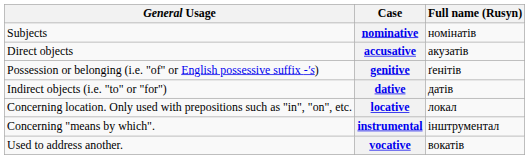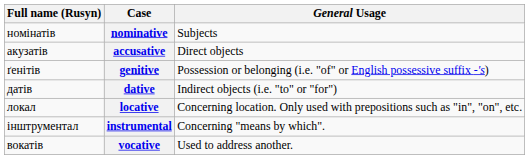columns swapped: (475, 13) <-> (180, 13)
